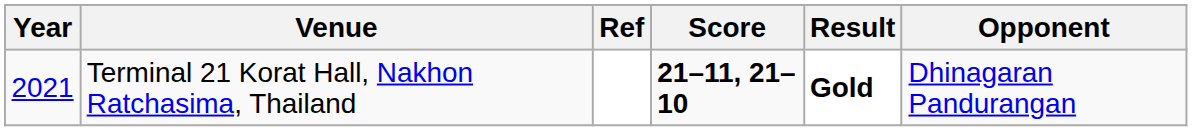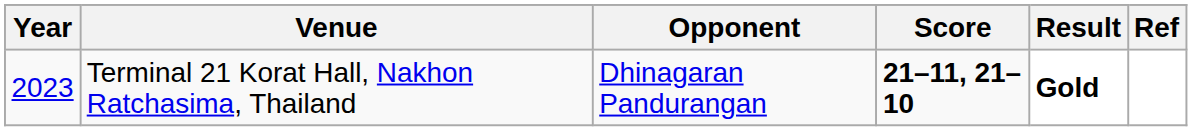columns swapped: (1044, 27) <-> (622, 27)
(43, 87) 2021 -> (43, 87) 2023
